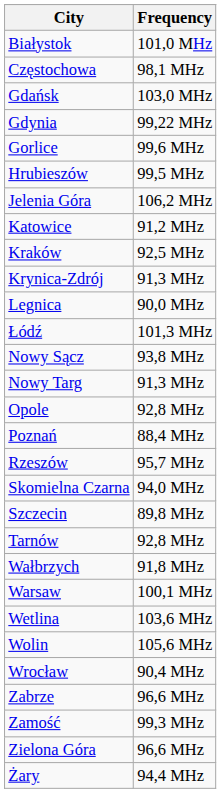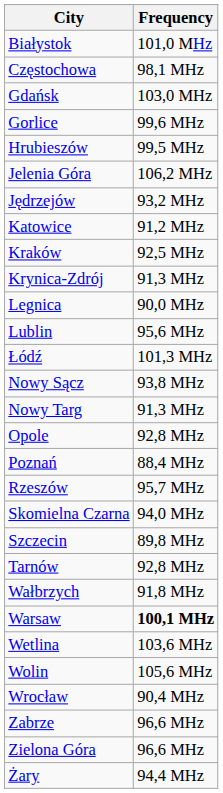- row: (33, 122)
+ row: (42, 200)
+ row: (30, 331)
(175, 592) normal -> (176, 618) bold
- row: (34, 723)
